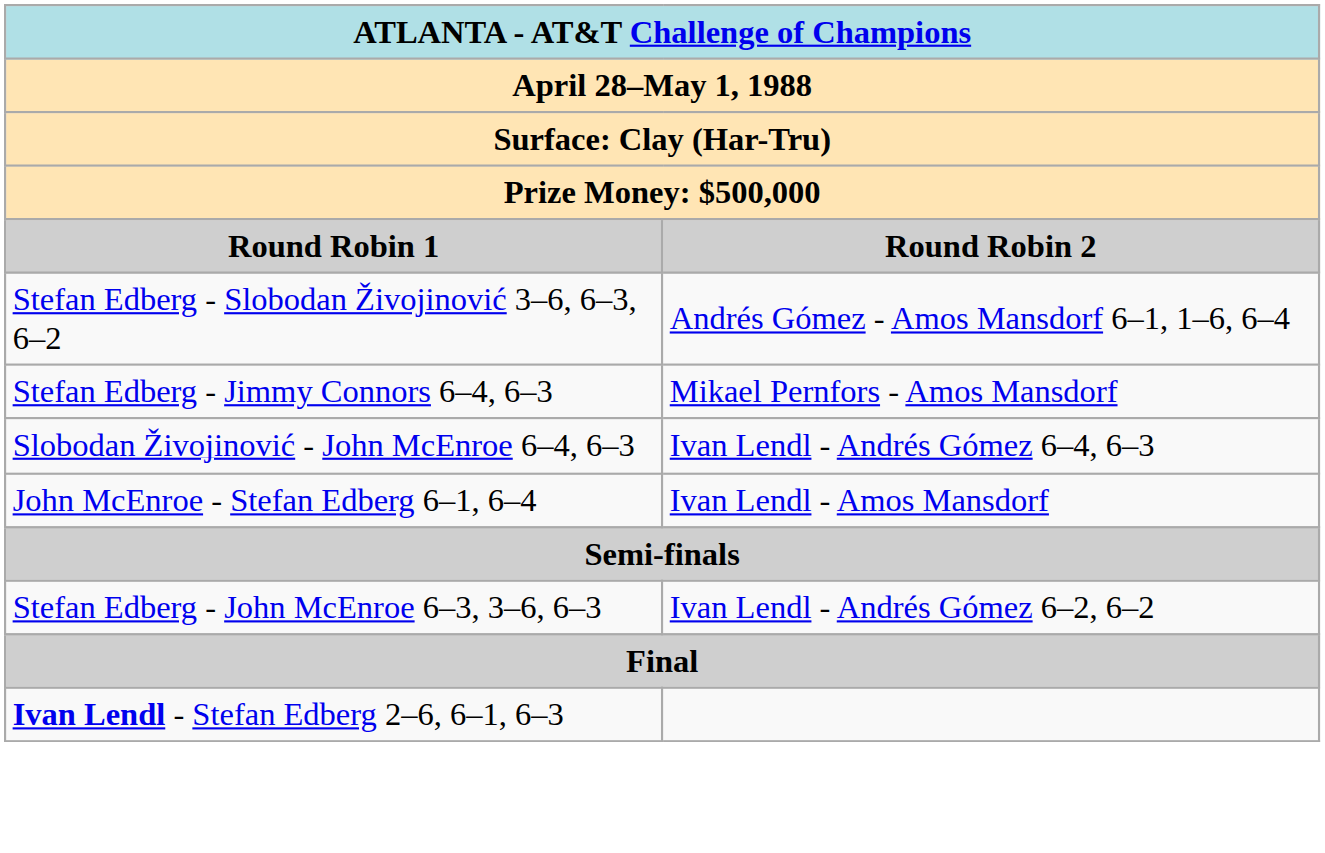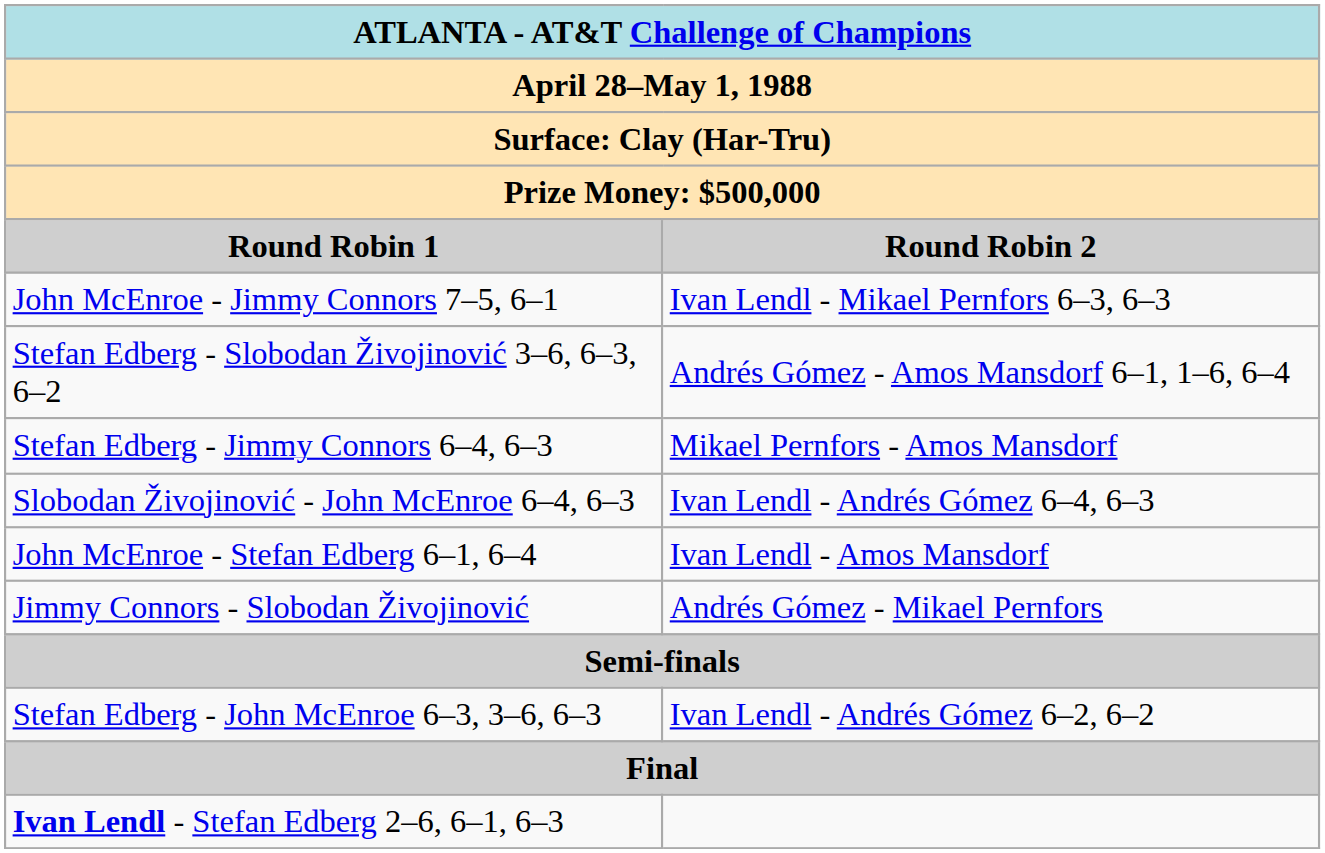+ row: (286, 299)
+ row: (271, 606)
